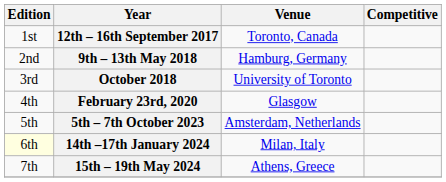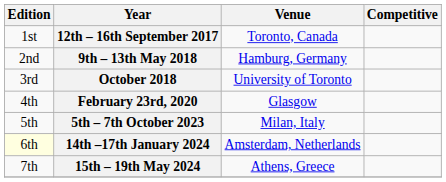(293, 123) Amsterdam, Netherlands -> (293, 123) Milan, Italy
(293, 144) Milan, Italy -> (293, 144) Amsterdam, Netherlands
